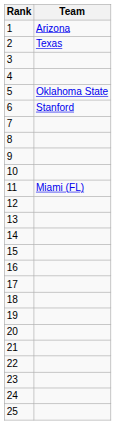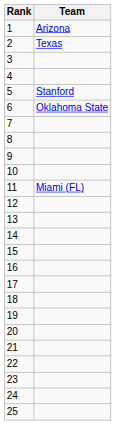(72, 92) Oklahoma State -> (55, 92) Stanford
(55, 108) Stanford -> (72, 108) Oklahoma State
